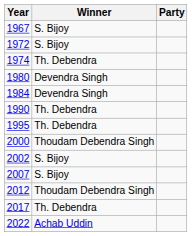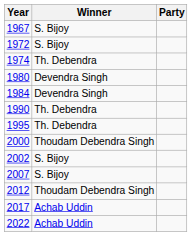(65, 207) Th. Debendra -> (64, 207) Achab Uddin
